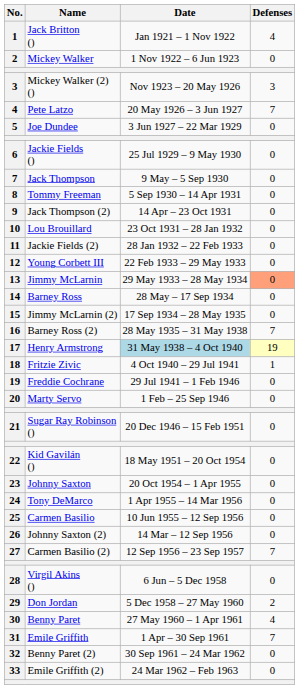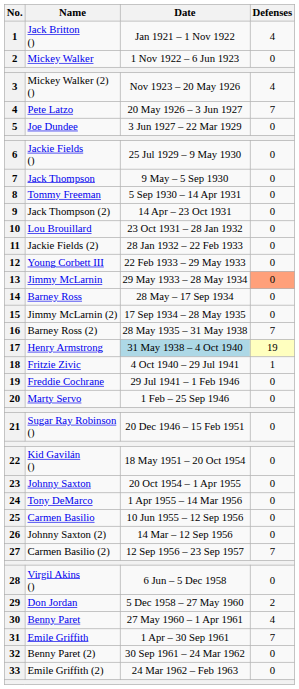(272, 87) 3 -> (272, 87) 4
